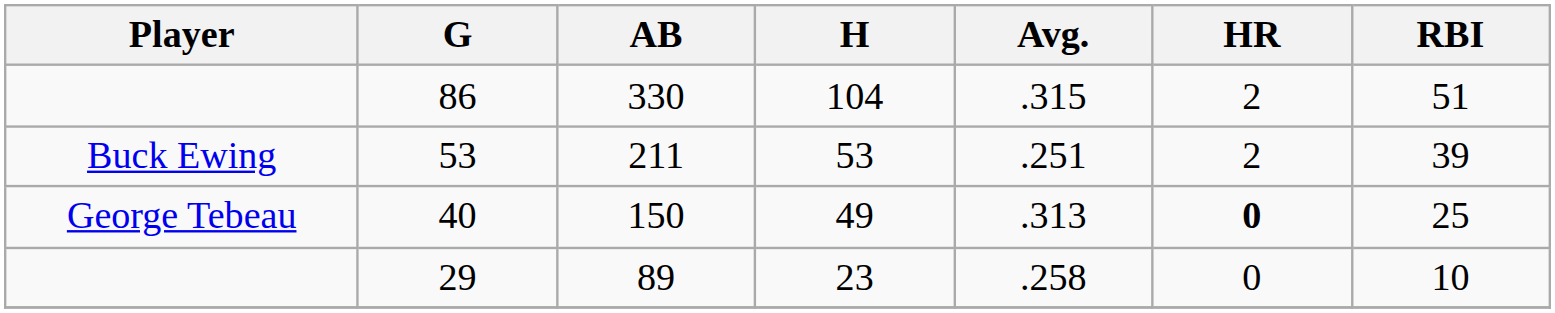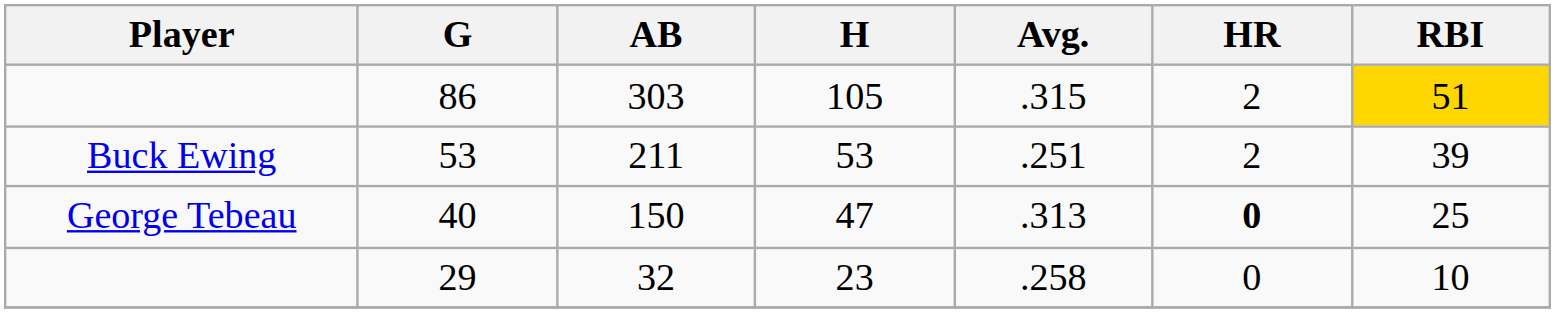(656, 95) 330 -> (656, 95) 303
(855, 95) 104 -> (855, 95) 105
(1450, 95) no background -> (1450, 95) gold background
(855, 215) 49 -> (855, 215) 47
(656, 276) 89 -> (656, 276) 32
